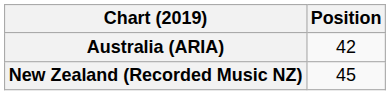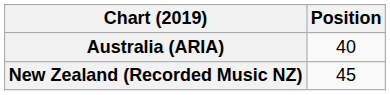(346, 47) 42 -> (346, 47) 40
